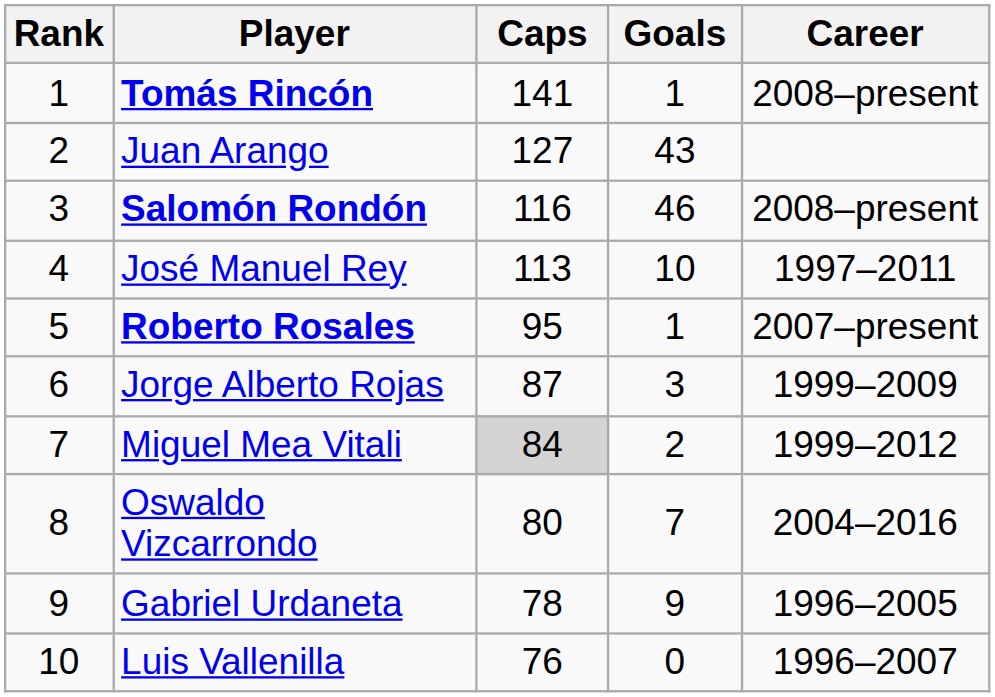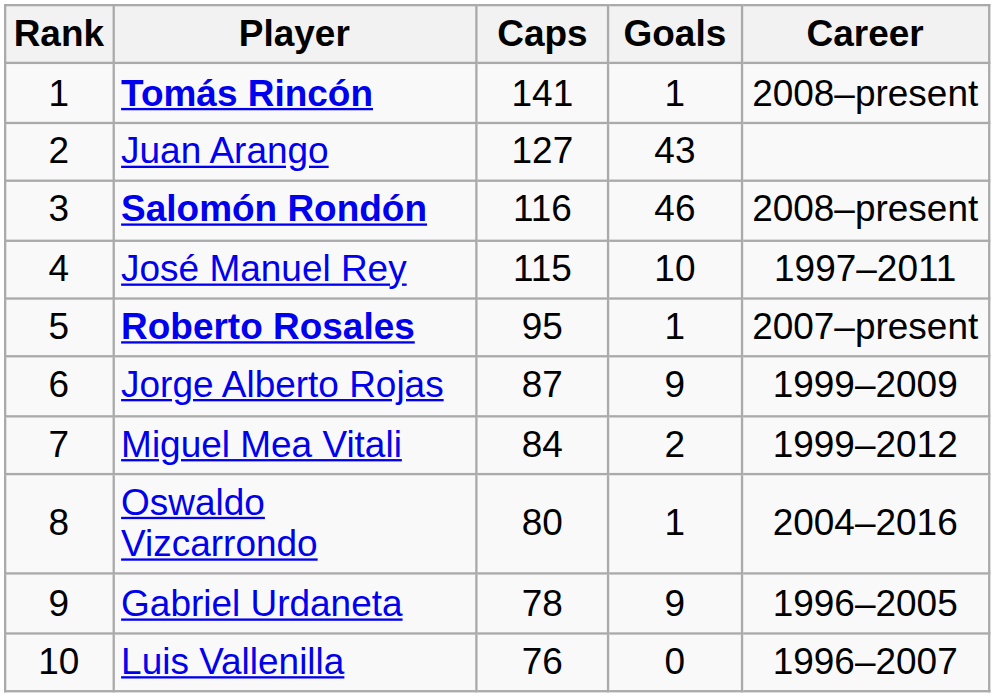(542, 268) 113 -> (542, 268) 115
(675, 385) 3 -> (675, 385) 9
(542, 444) lightgrey background -> (542, 444) no background
(675, 523) 7 -> (675, 523) 1
